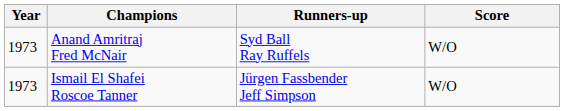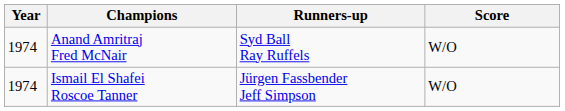(22, 47) 1973 -> (22, 47) 1974
(22, 86) 1973 -> (22, 86) 1974
